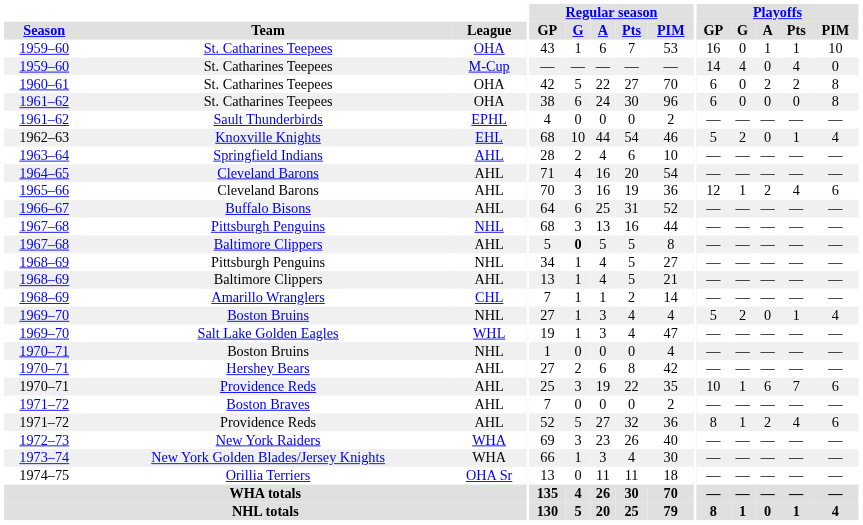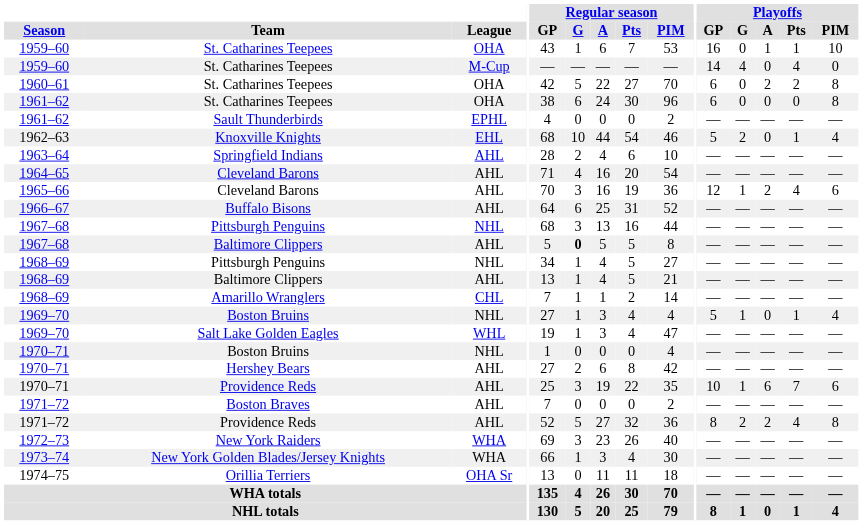(743, 315) 2 -> (743, 315) 1
(743, 422) 1 -> (743, 422) 2
(835, 422) 6 -> (835, 422) 8
